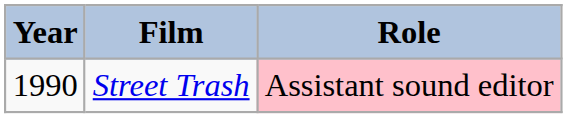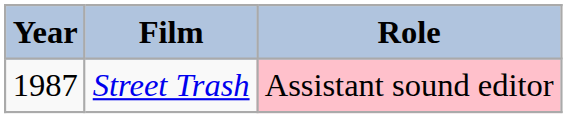(45, 85) 1990 -> (45, 85) 1987
